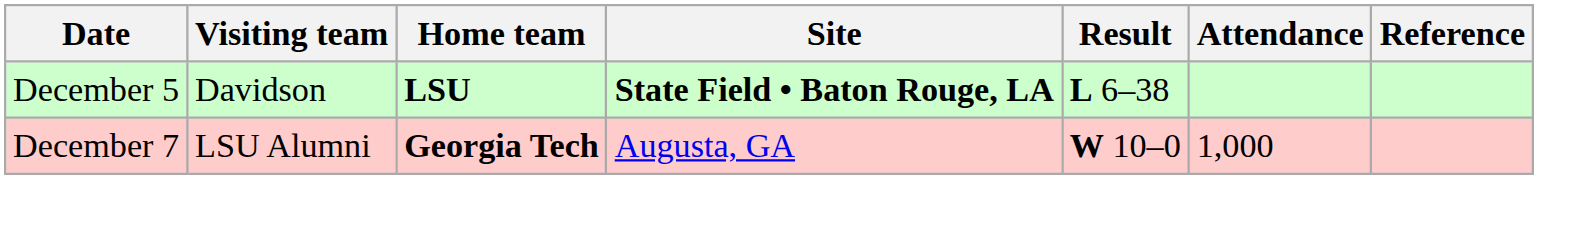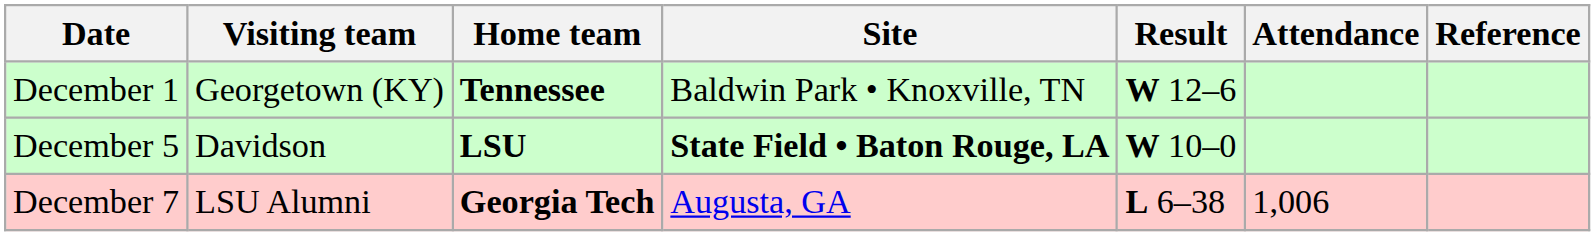+ row: (96, 89)
(1120, 89) L 6–38 -> (1181, 145) W 10–0
(1125, 145) W 10–0 -> (1175, 202) L 6–38
(1235, 145) 1,000 -> (1291, 202) 1,006
